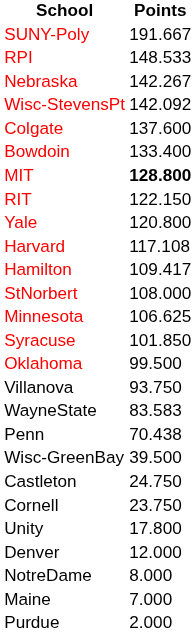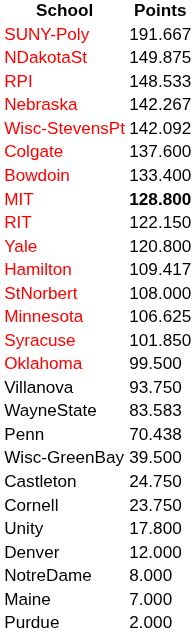+ row: (46, 57)
- row: (35, 246)
